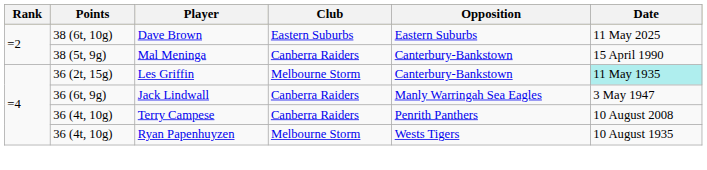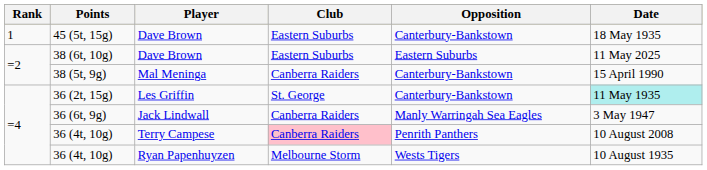+ row: (83, 34)
(316, 74) Melbourne Storm -> (298, 94) St. George
(315, 114) no background -> (315, 134) pink background
